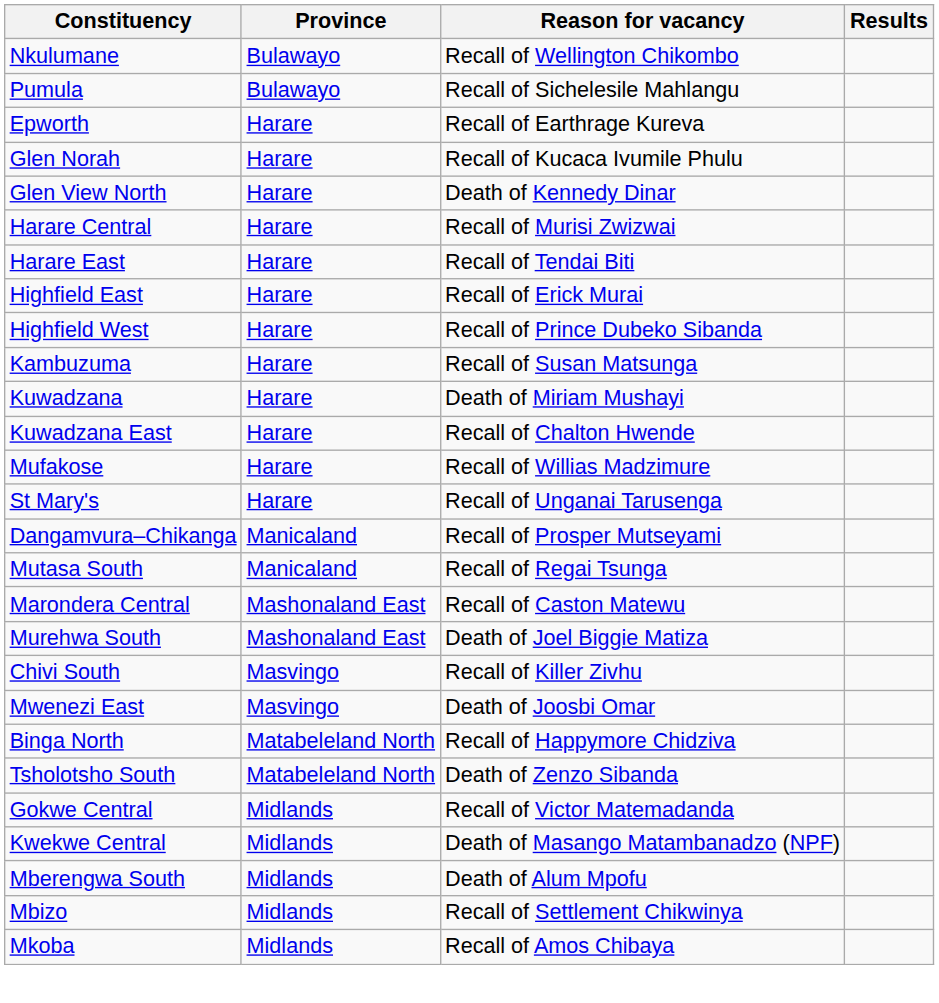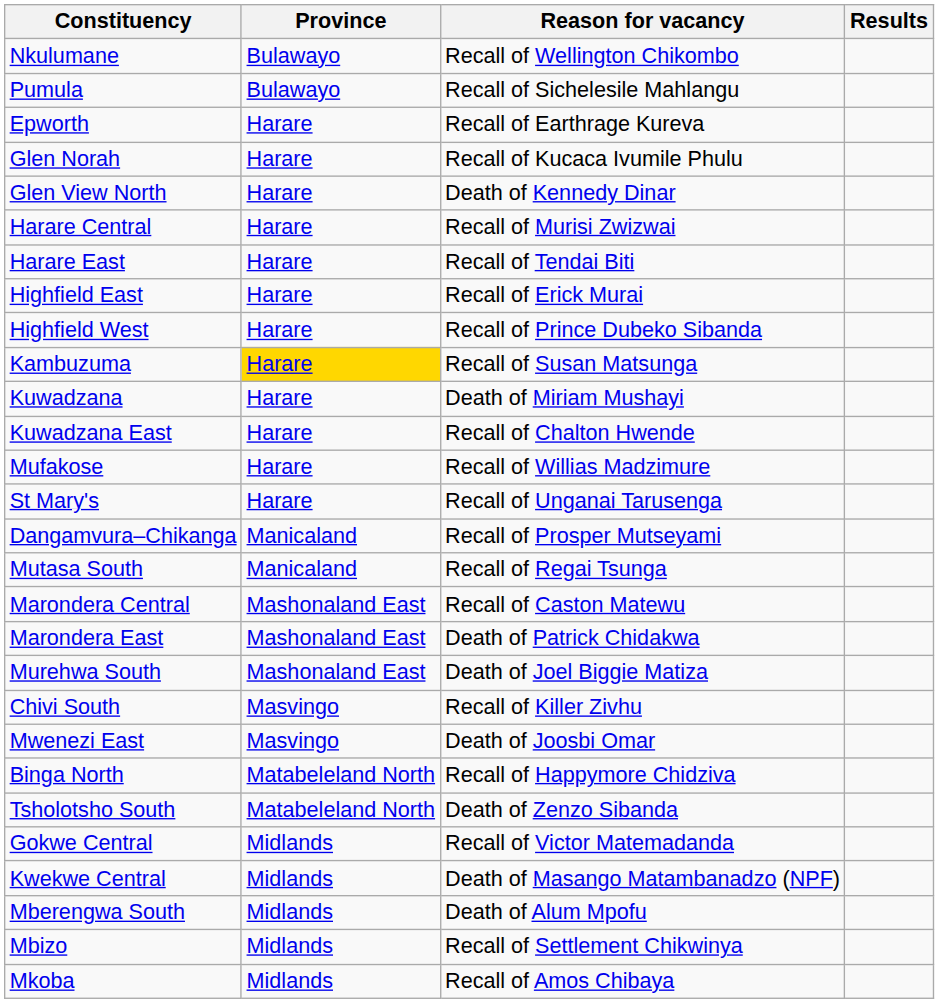(280, 364) no background -> (280, 364) gold background
+ row: (86, 638)
